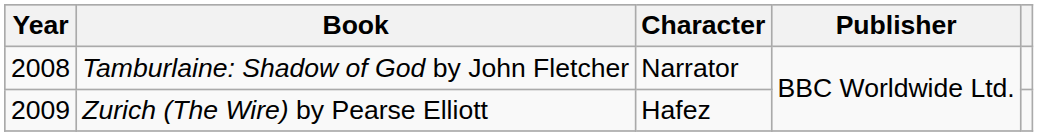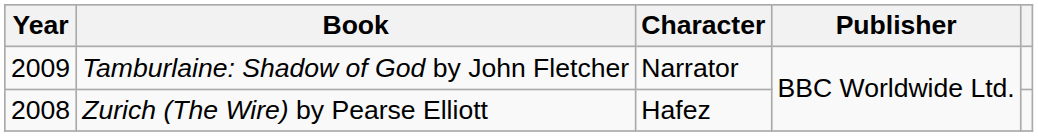(40, 67) 2008 -> (40, 67) 2009
(40, 109) 2009 -> (40, 109) 2008
